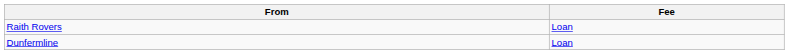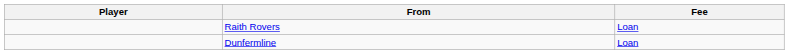+ column: (113, 12)
